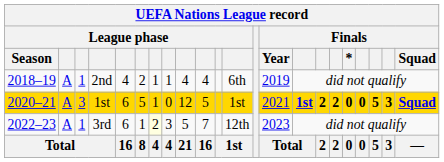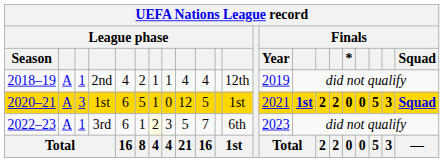(237, 80) 6th -> (237, 80) 12th
(237, 124) 12th -> (237, 124) 6th
